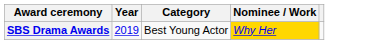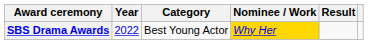+ column: (338, 13)
(127, 30) 2019 -> (127, 30) 2022
